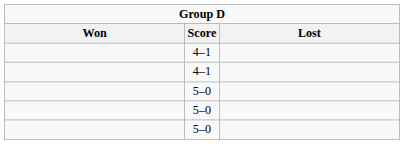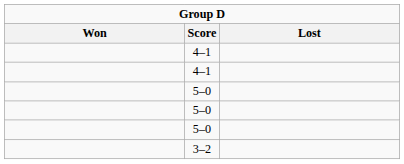+ row: (95, 149)
